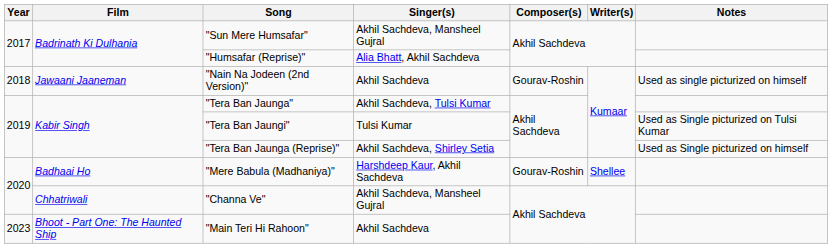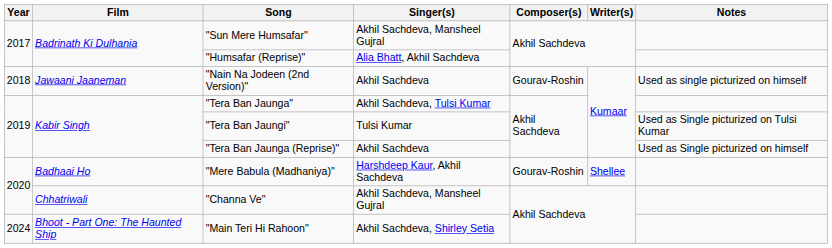(425, 148) Akhil Sachdeva, Shirley Setia -> (393, 148) Akhil Sachdeva
(19, 228) 2023 -> (19, 228) 2024
(393, 228) Akhil Sachdeva -> (425, 228) Akhil Sachdeva, Shirley Setia
